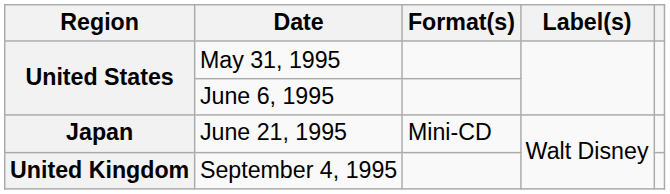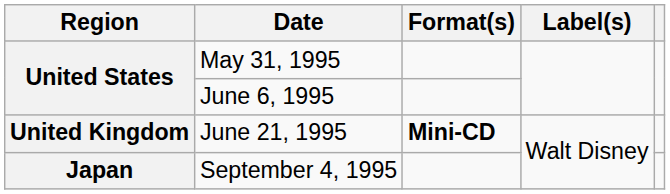(100, 133) Japan -> (100, 133) United Kingdom
(450, 133) normal -> (452, 133) bold
(100, 170) United Kingdom -> (100, 170) Japan
